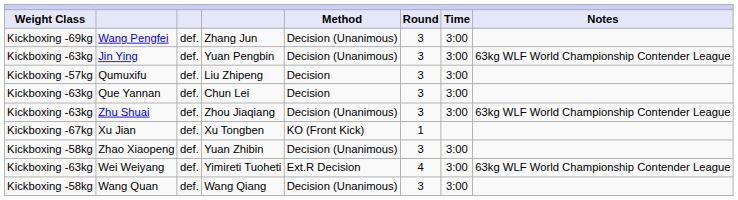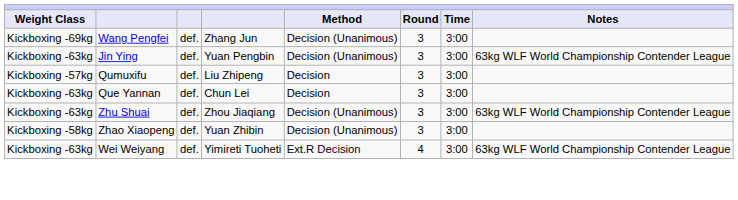- row: (117, 130)
- row: (128, 186)
